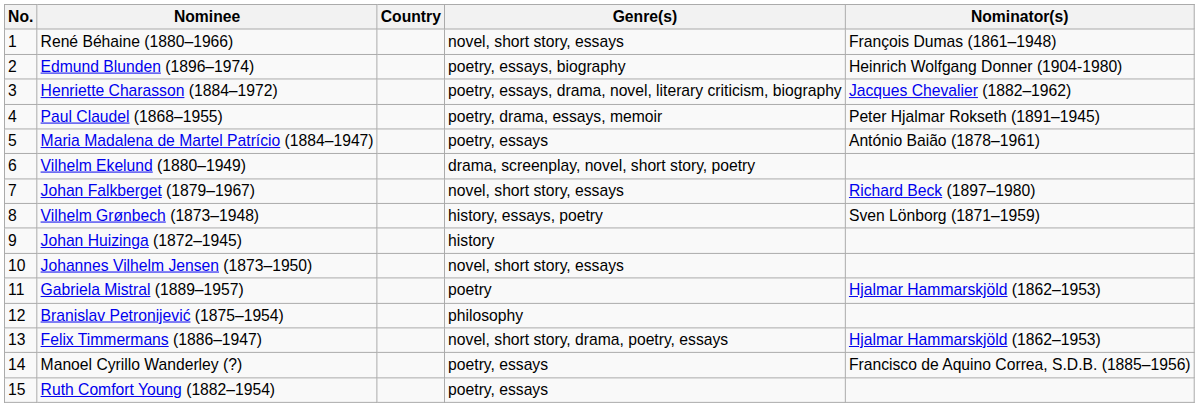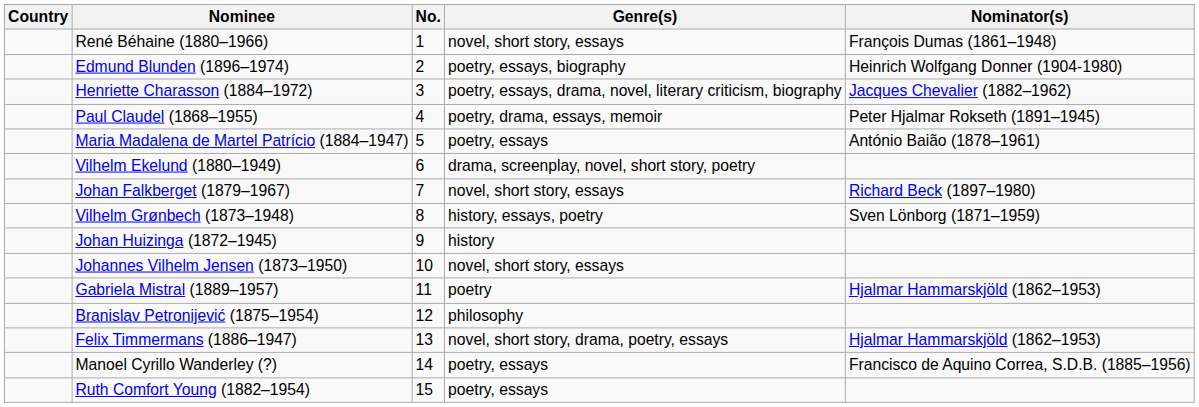columns swapped: (21, 16) <-> (411, 16)
